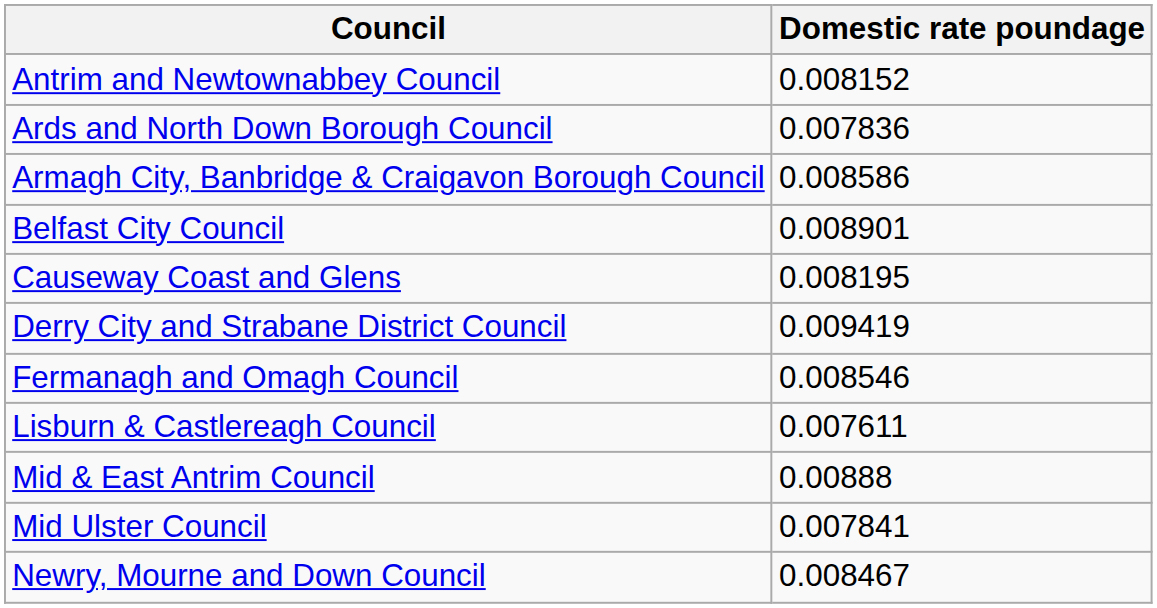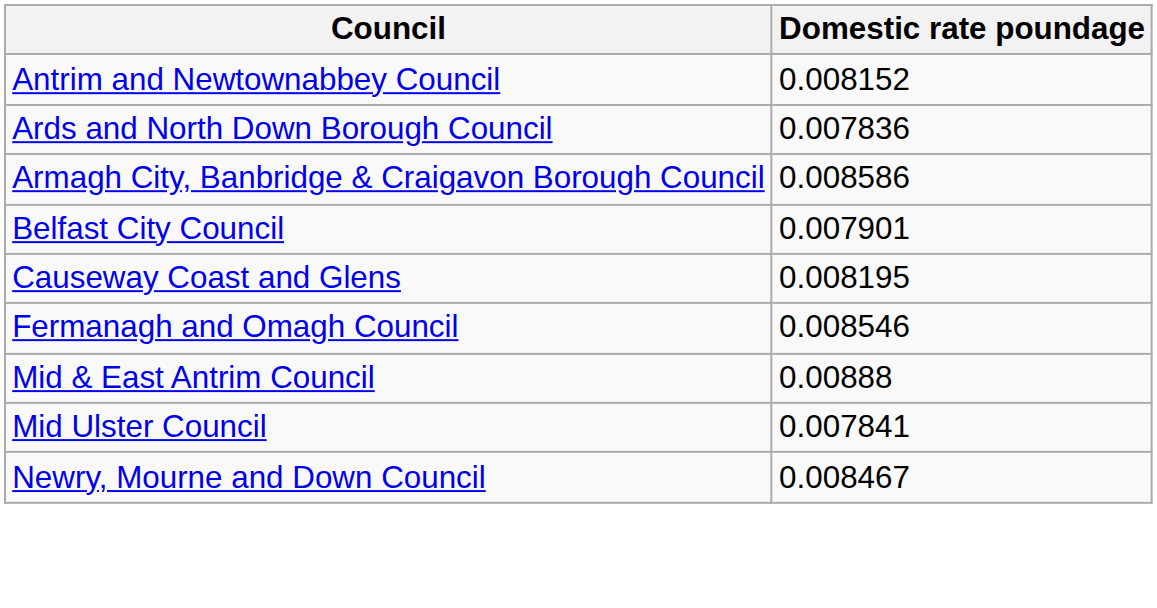(845, 228) 0.008901 -> (845, 228) 0.007901
- row: (289, 327)
- row: (224, 427)
